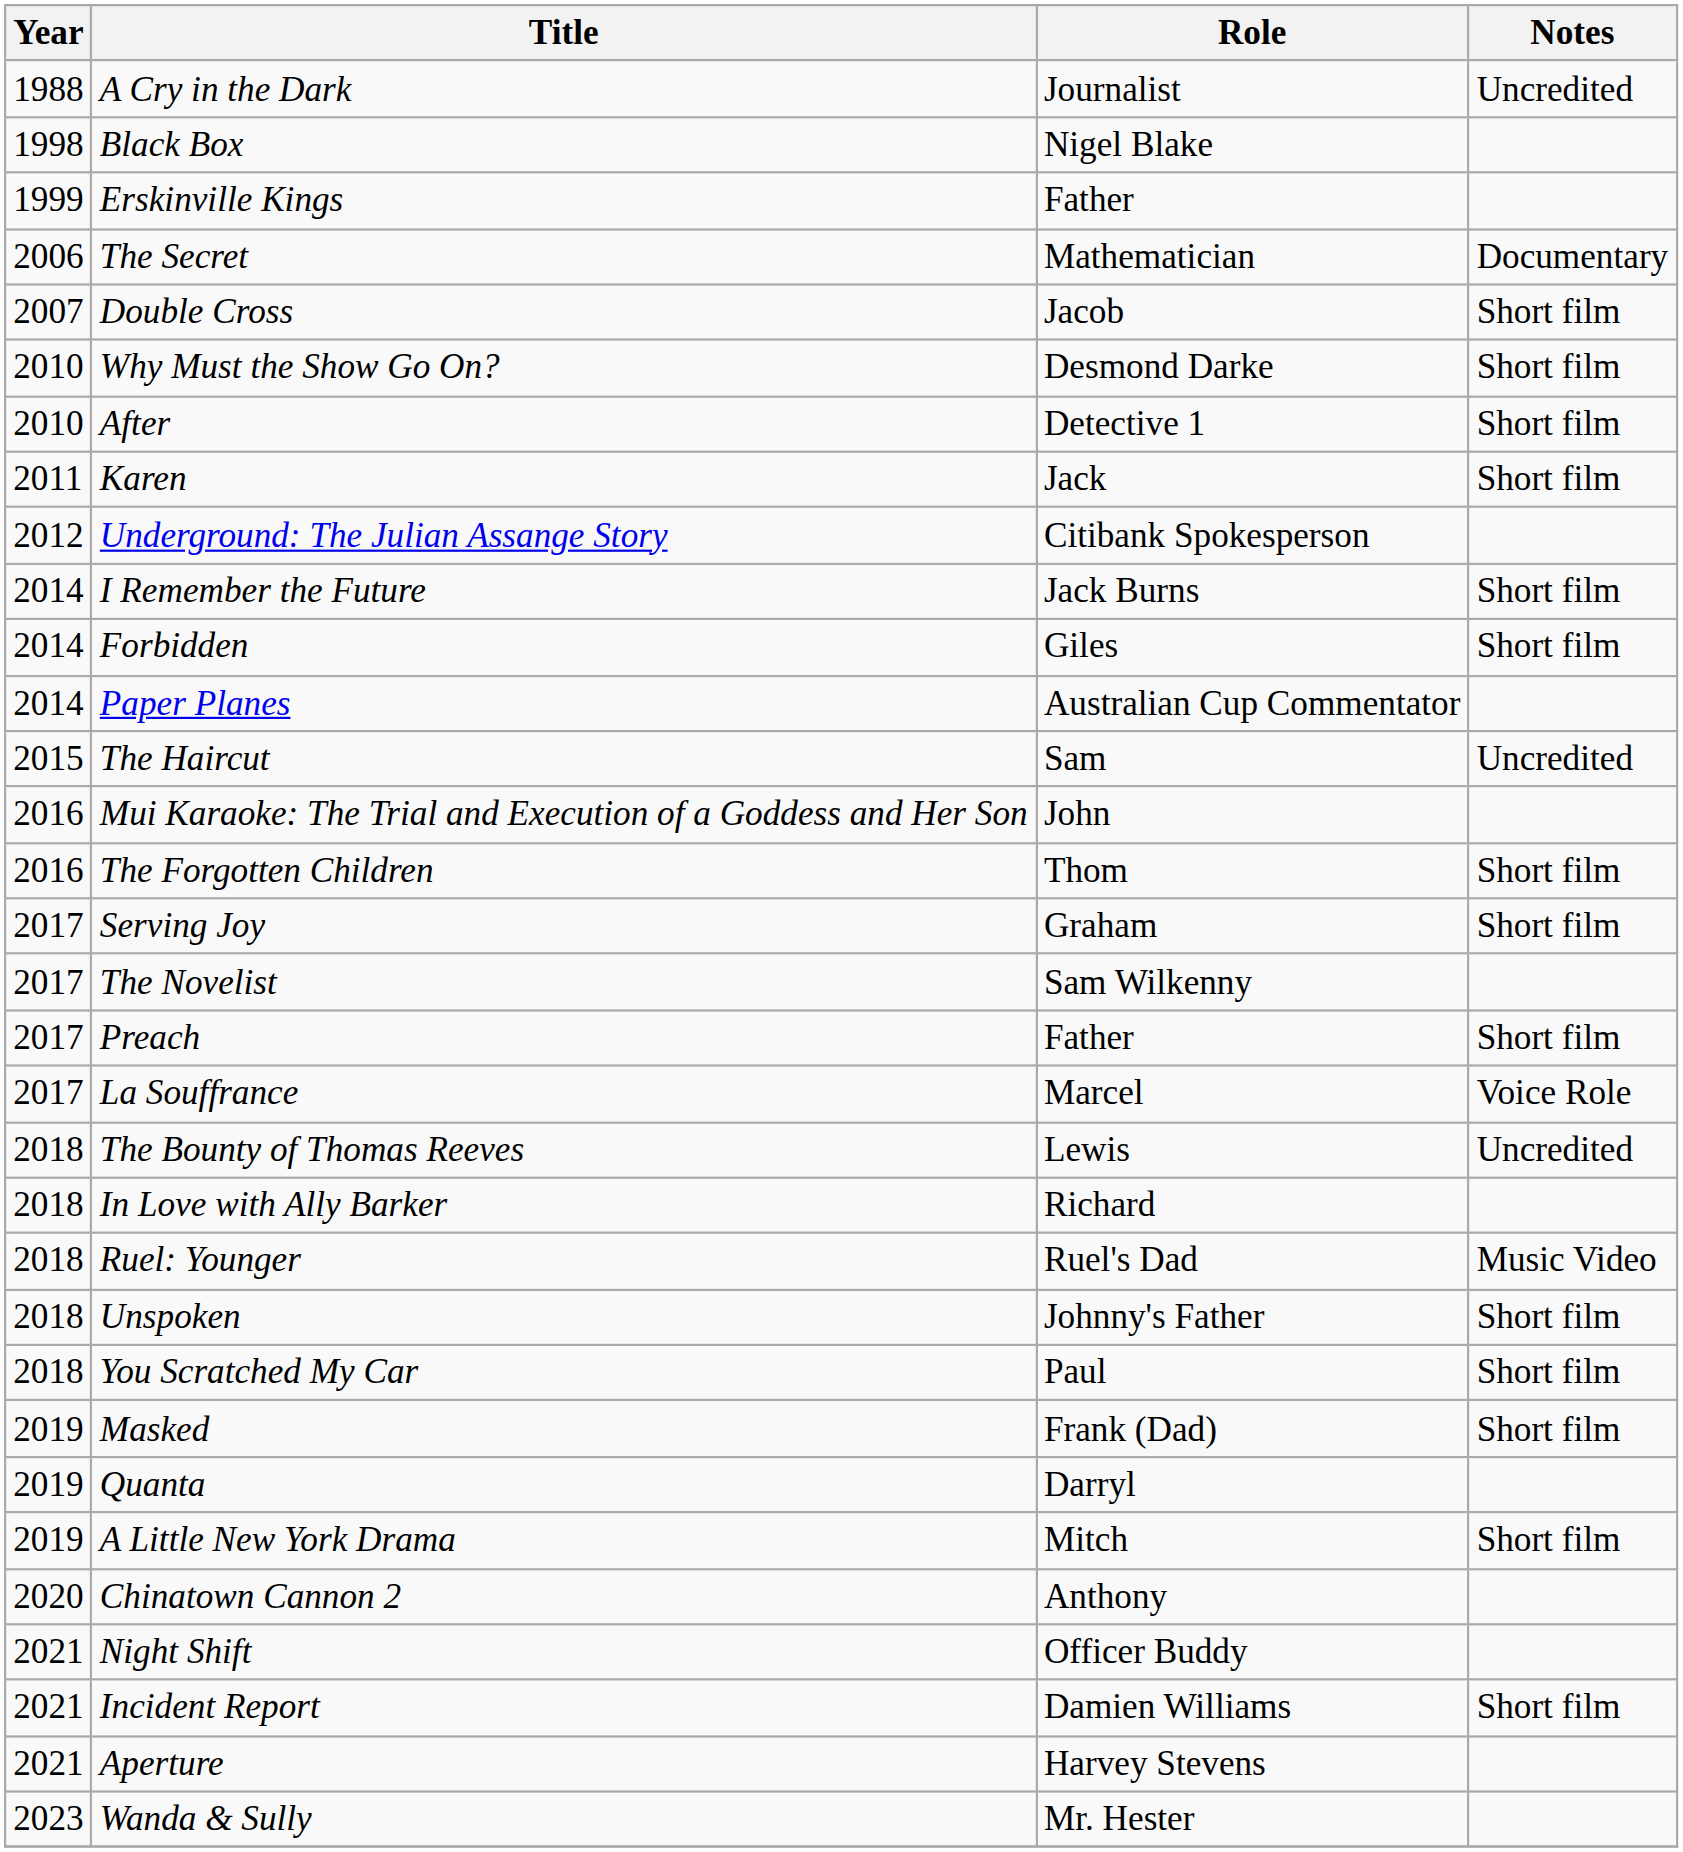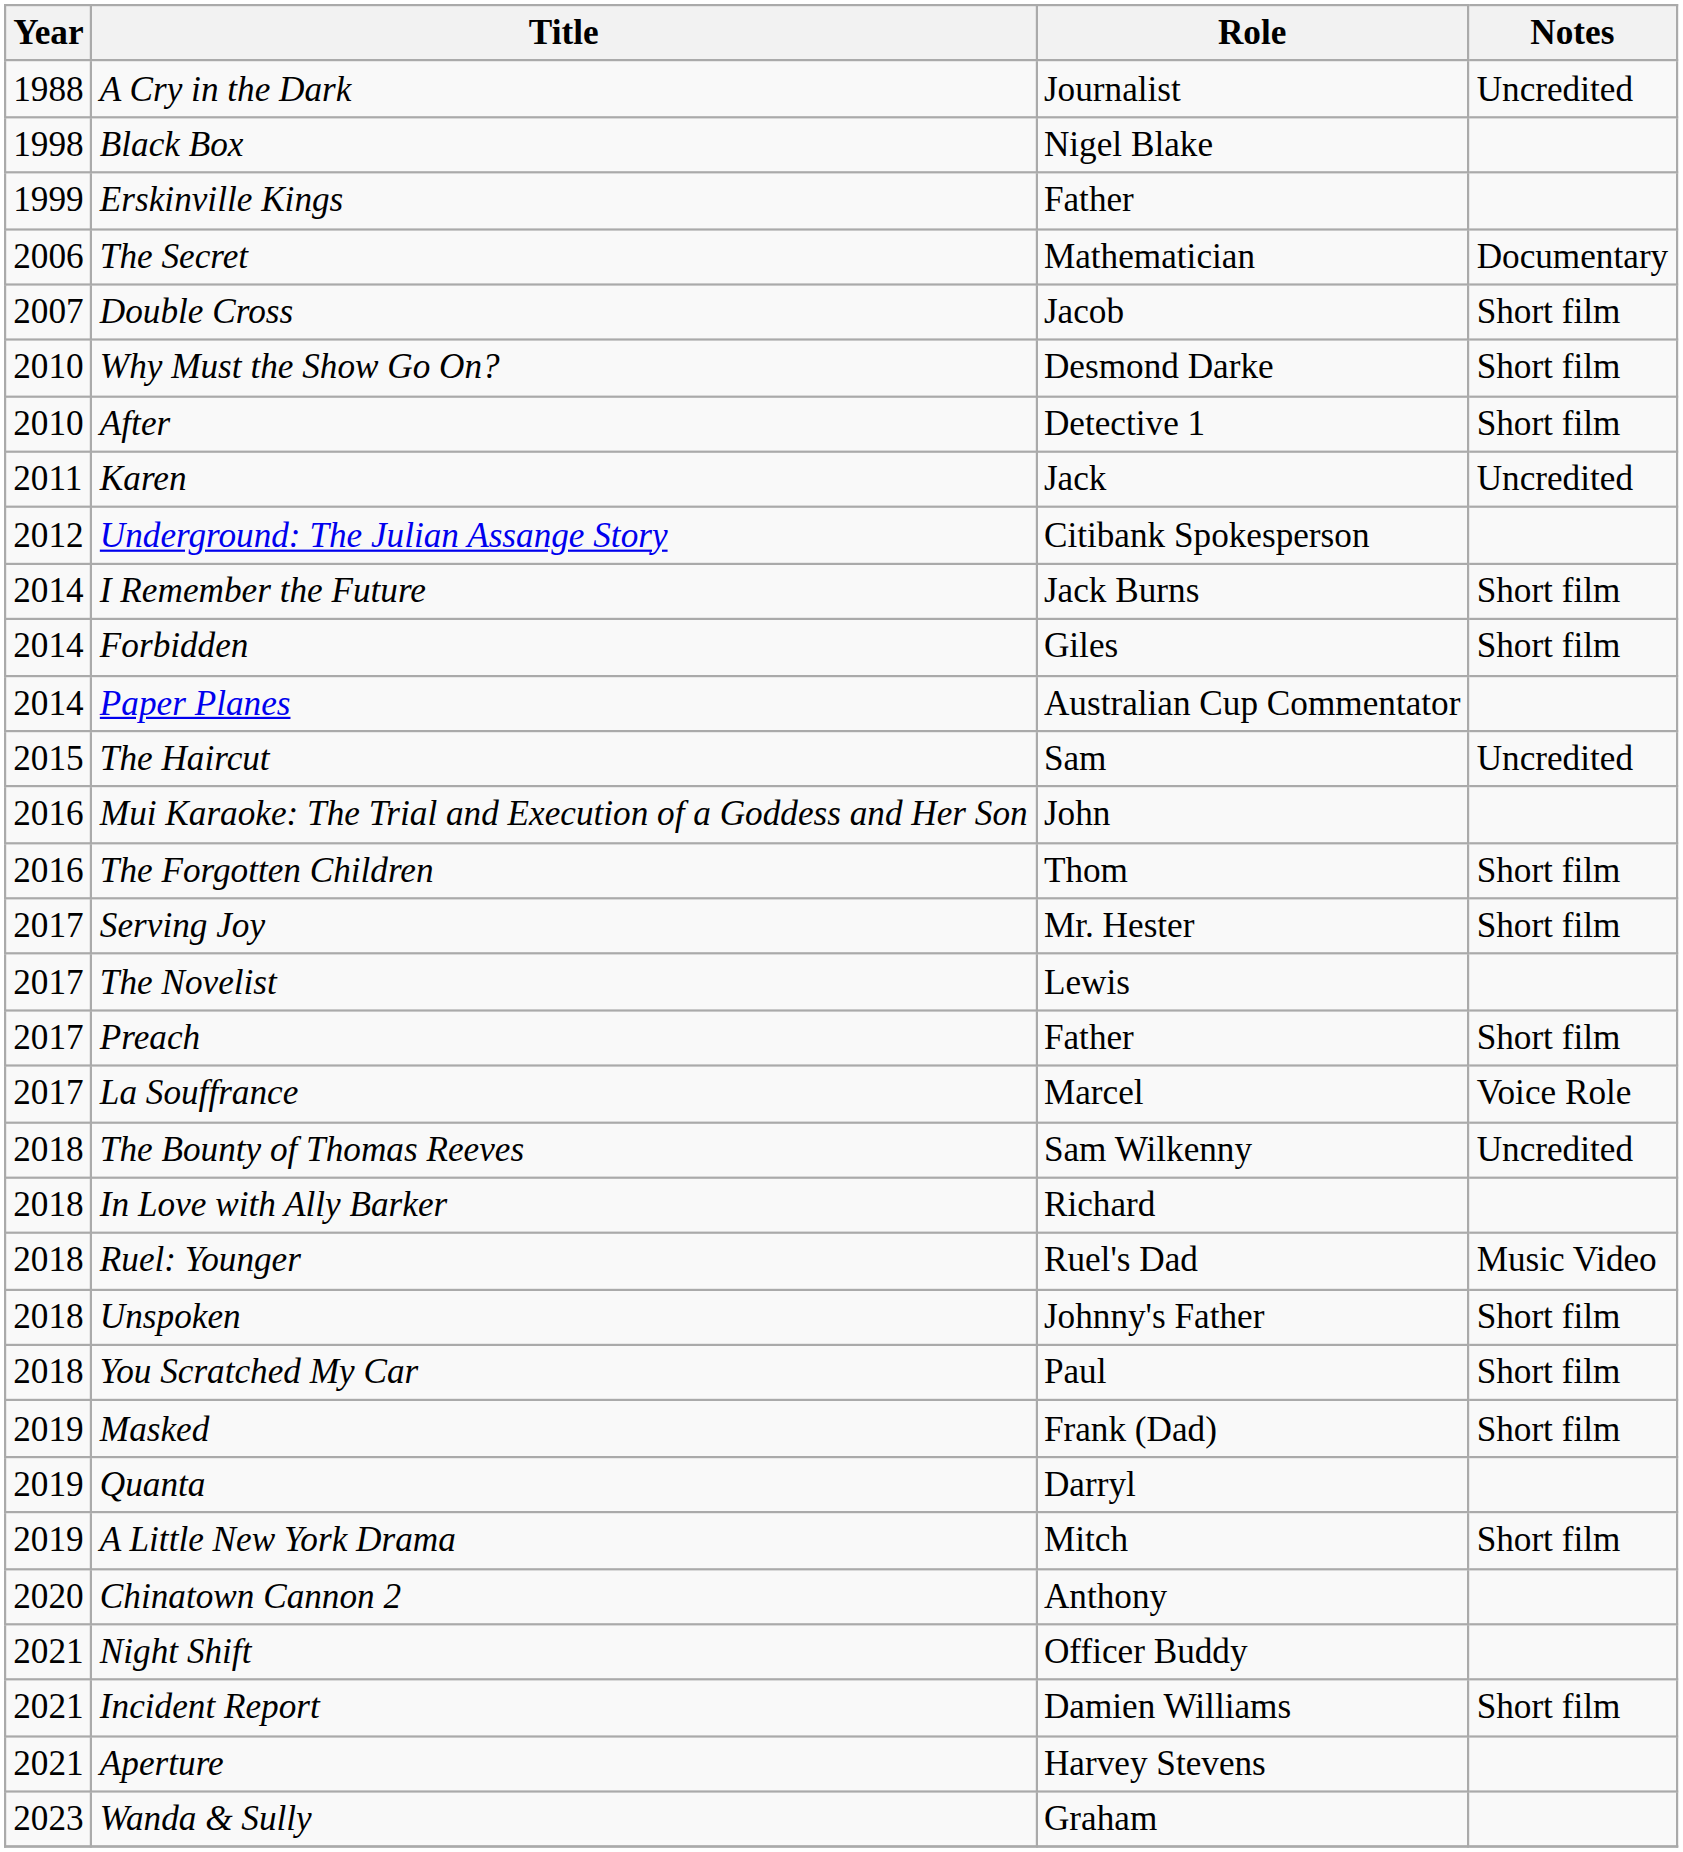(1549, 479) Short film -> (1555, 479) Uncredited
(1101, 925) Graham -> (1119, 925) Mr. Hester
(1148, 981) Sam Wilkenny -> (1087, 981) Lewis
(1087, 1148) Lewis -> (1148, 1148) Sam Wilkenny
(1119, 1818) Mr. Hester -> (1101, 1818) Graham
